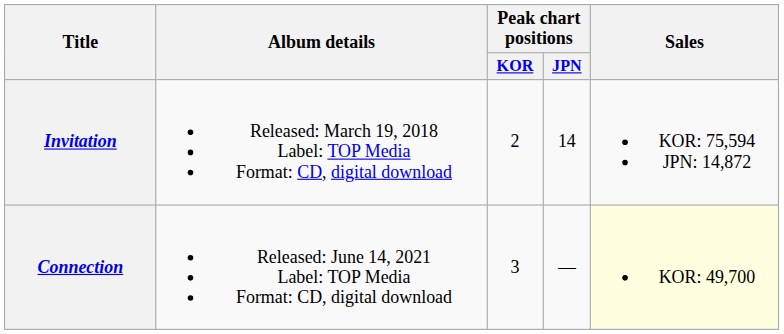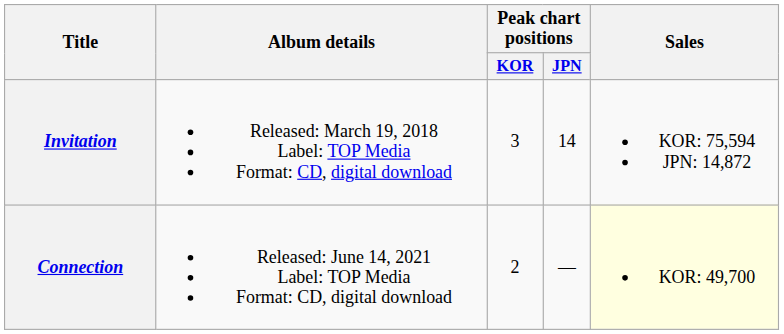(515, 142) 2 -> (515, 142) 3
(515, 266) 3 -> (515, 266) 2
